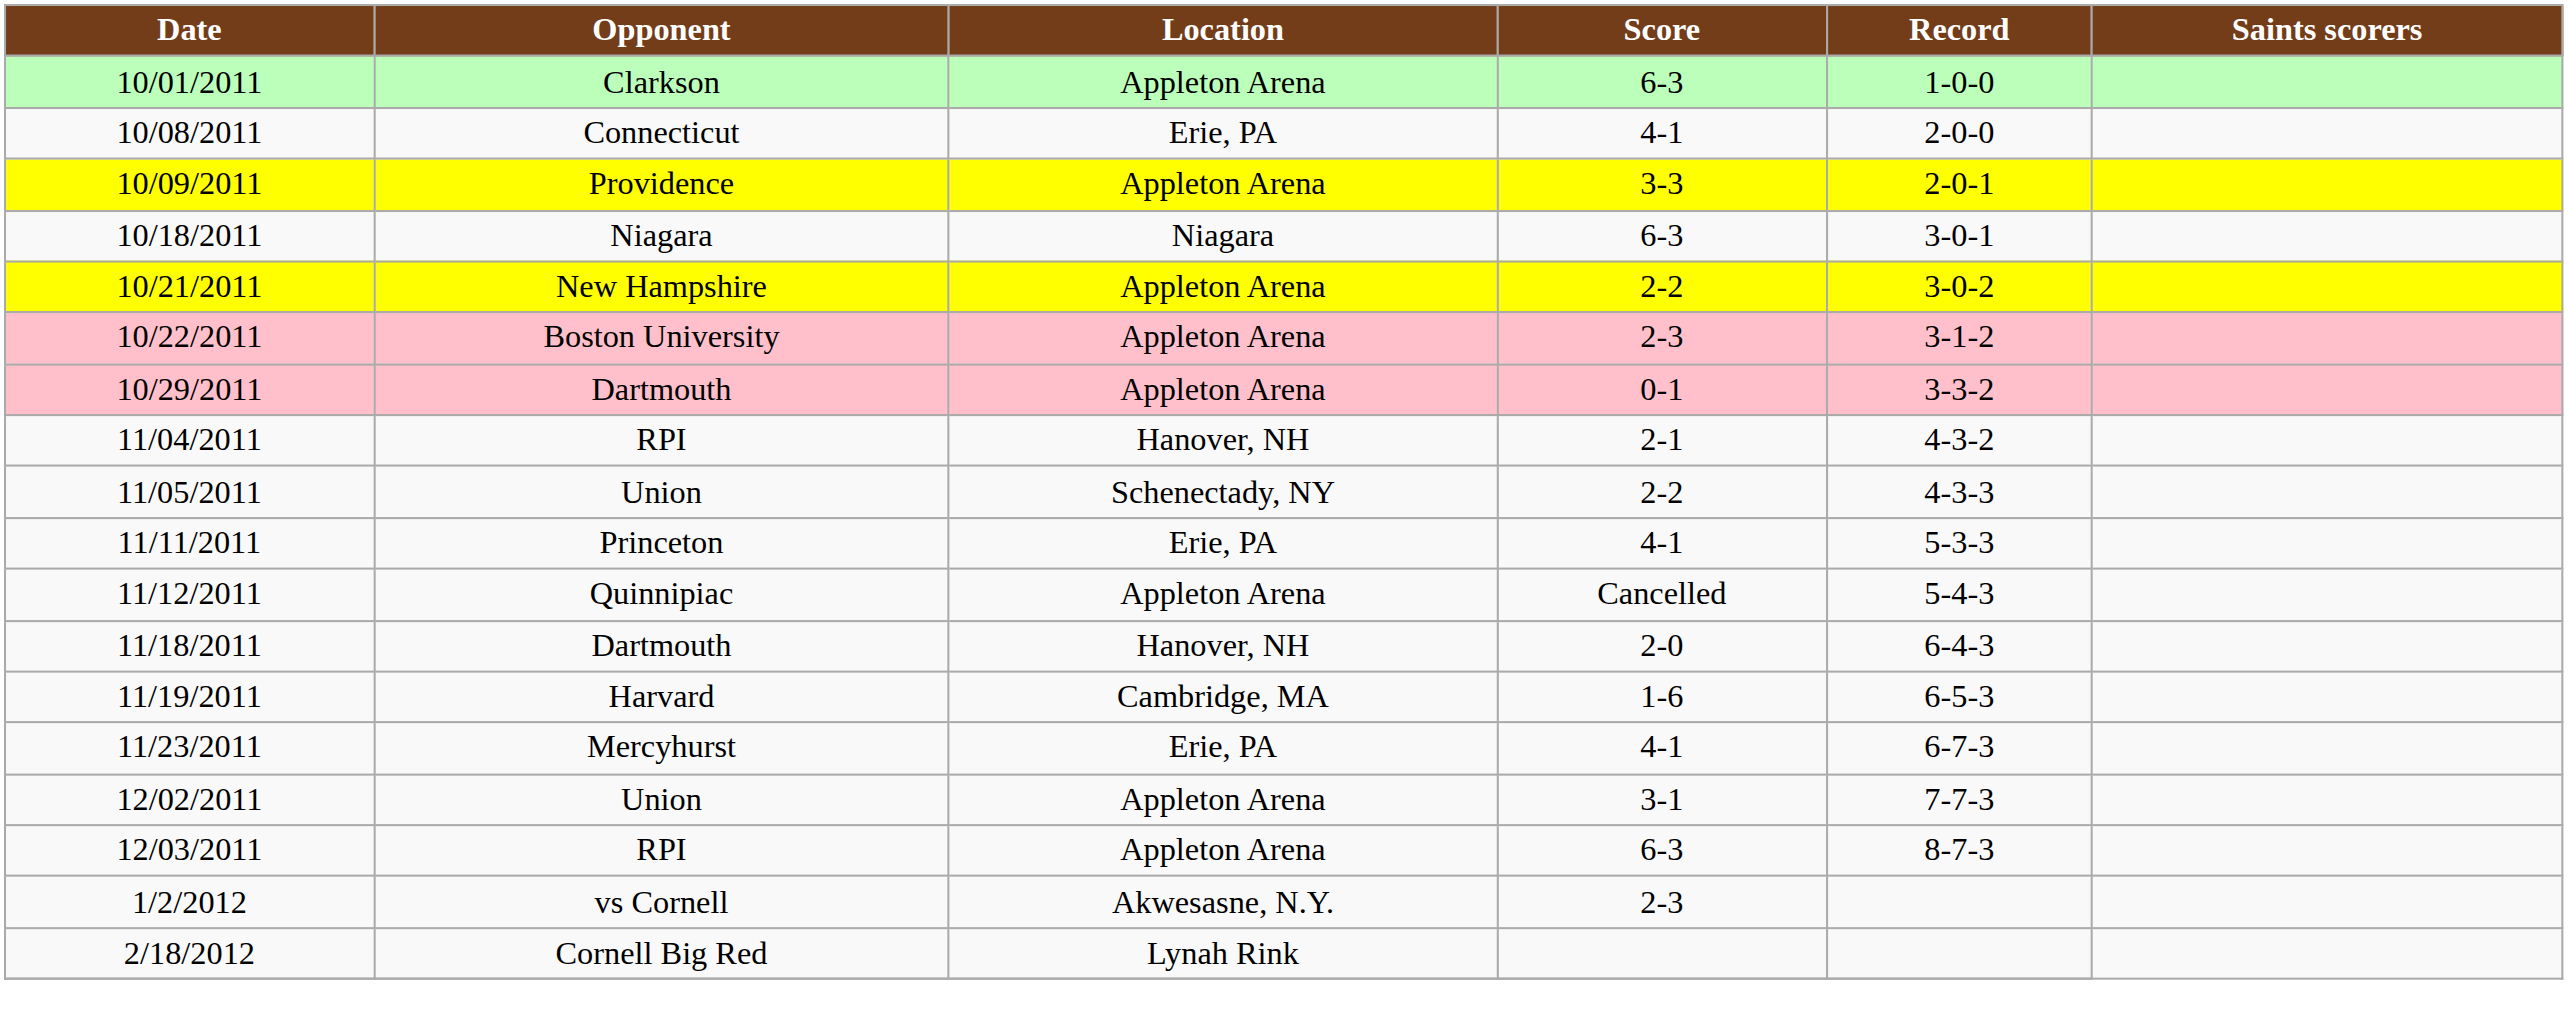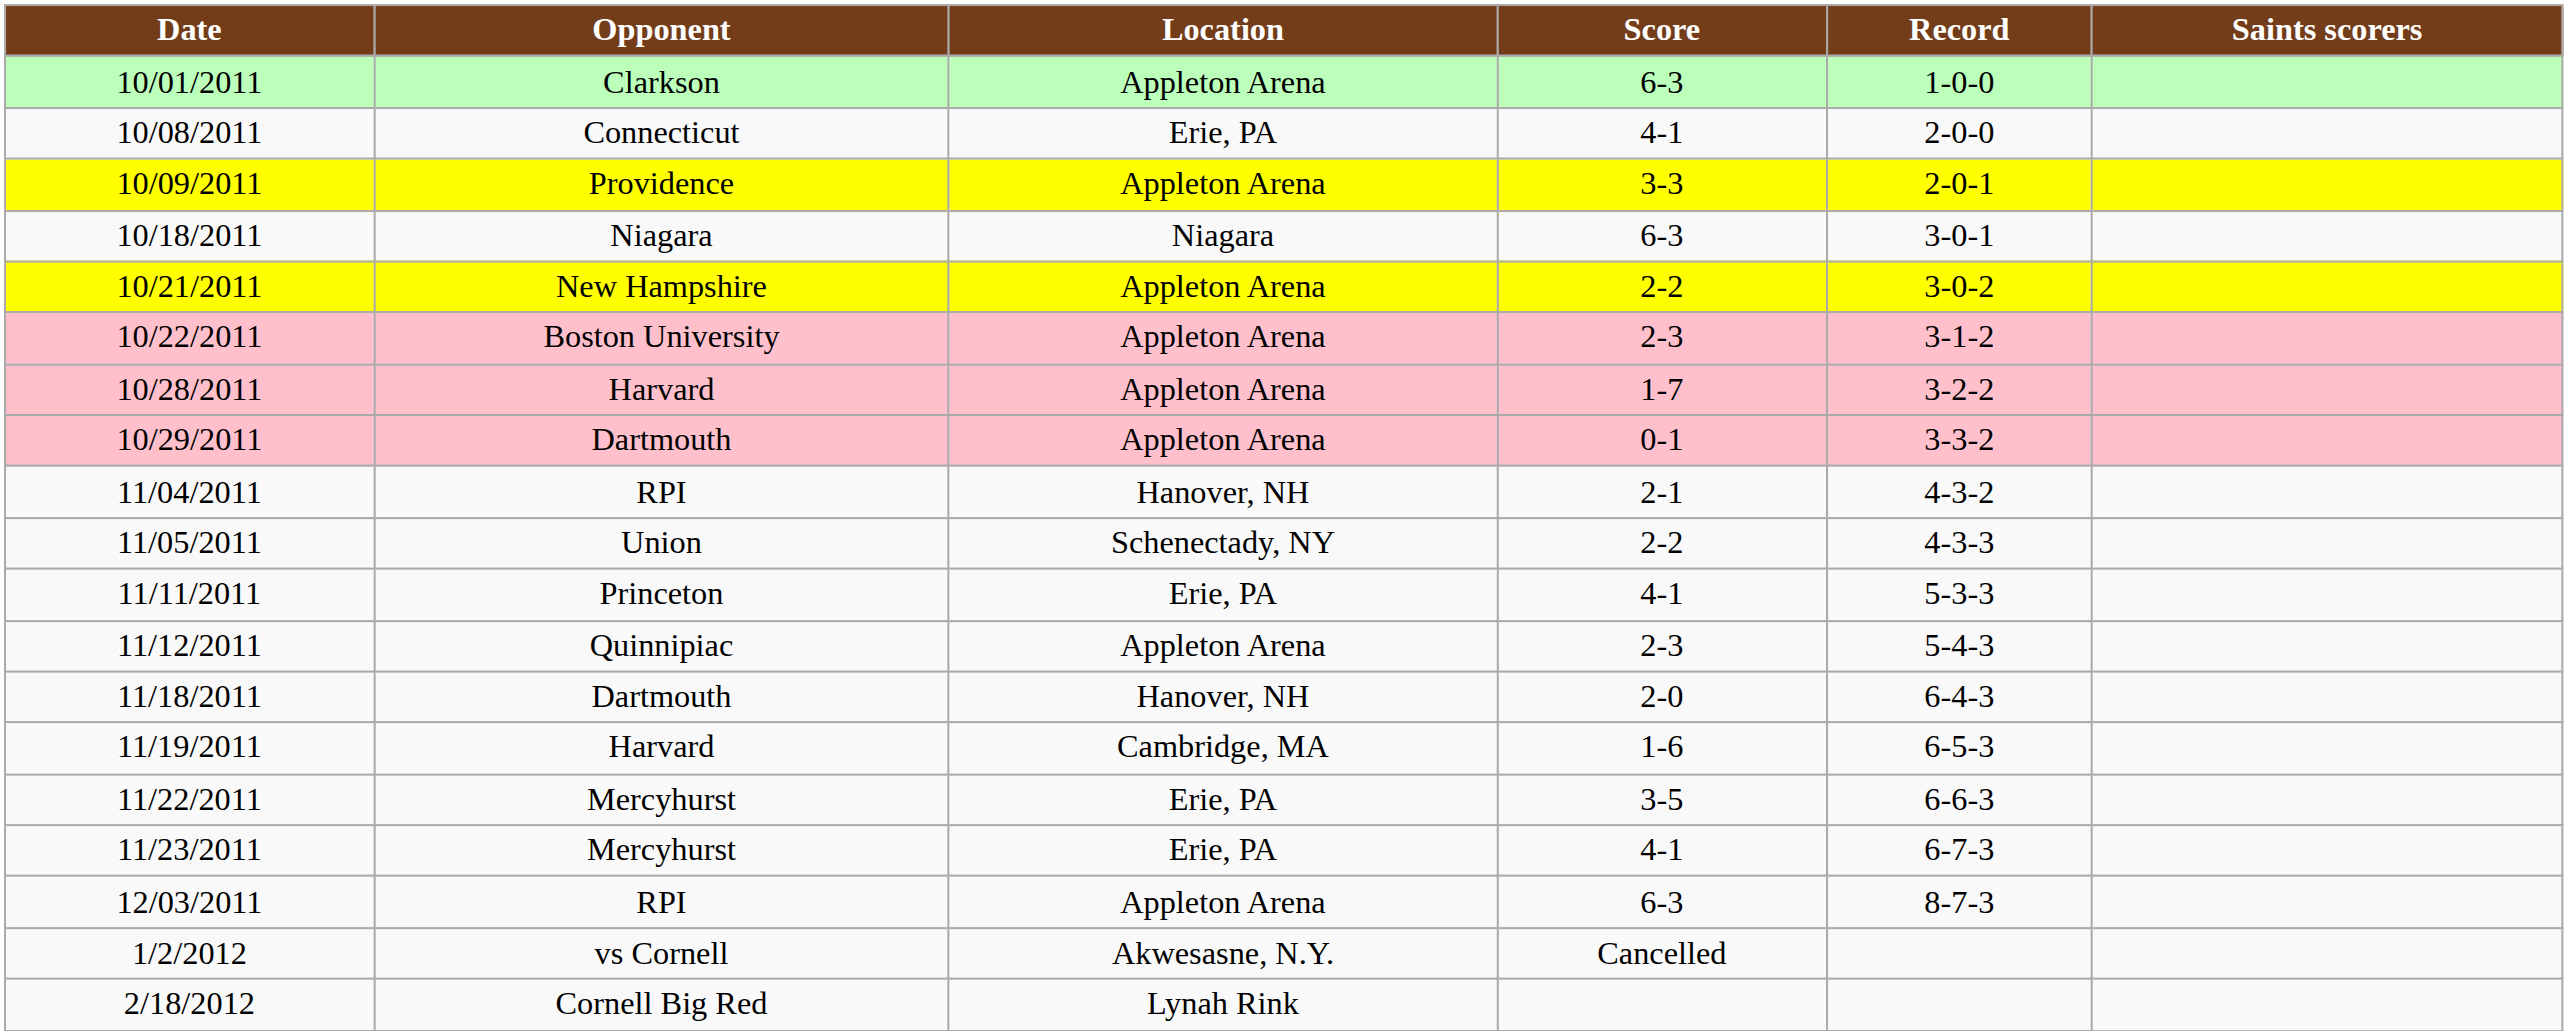+ row: (189, 388)
(1662, 593) Cancelled -> (1662, 645) 2-3
+ row: (189, 798)
- row: (189, 798)
(1662, 901) 2-3 -> (1662, 952) Cancelled
